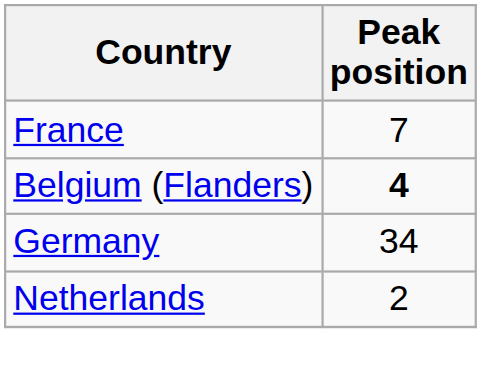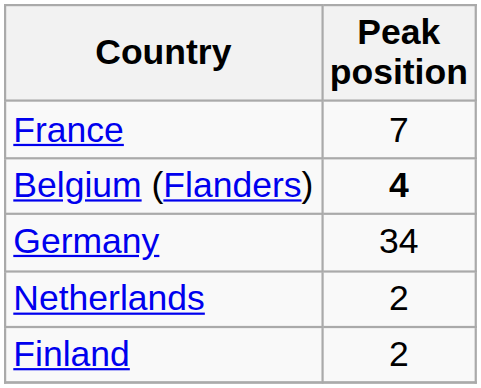+ row: (72, 354)
